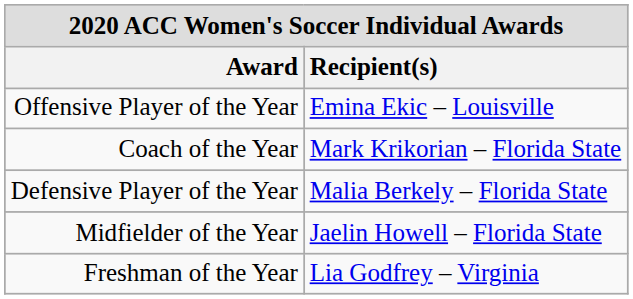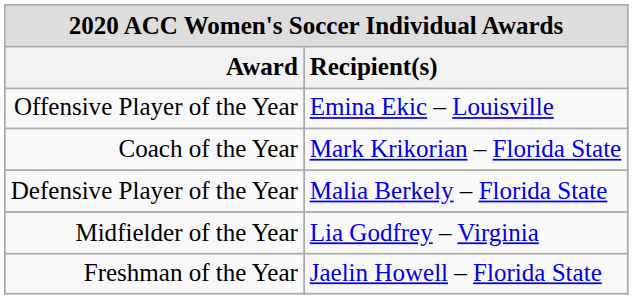(456, 232) Jaelin Howell – Florida State -> (424, 232) Lia Godfrey – Virginia
(424, 273) Lia Godfrey – Virginia -> (456, 273) Jaelin Howell – Florida State
